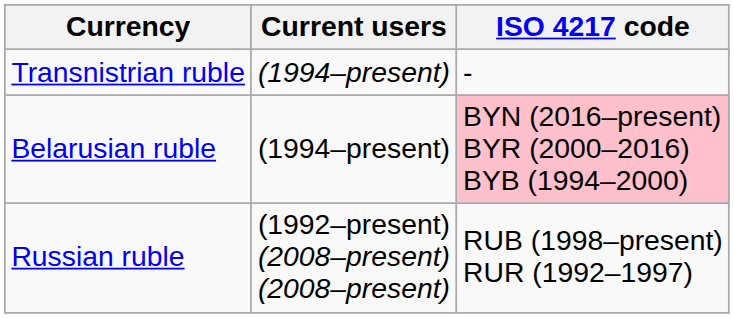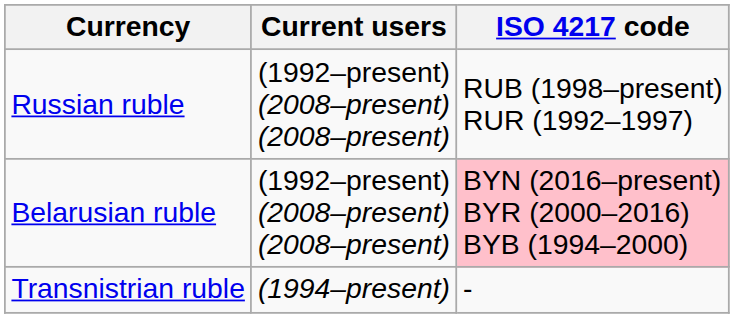rows swapped: (98, 257) <-> (128, 71)
(354, 148) (1994–present) -> (354, 212) (1992–present) (2008–present) (2008–present)
